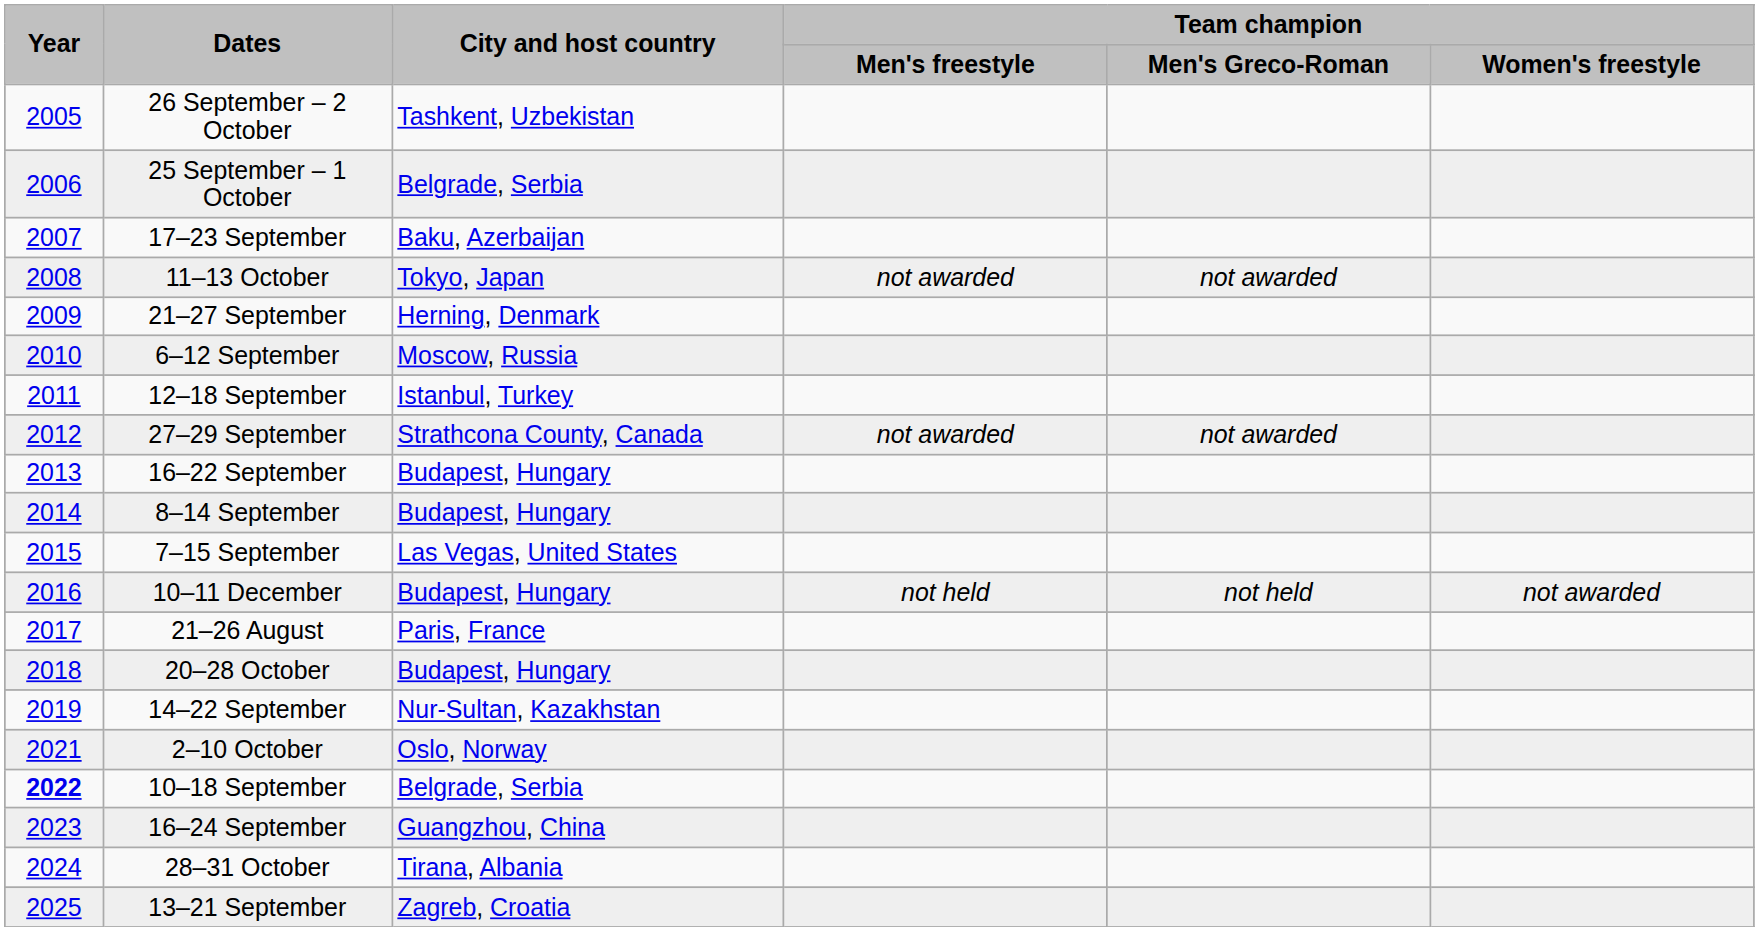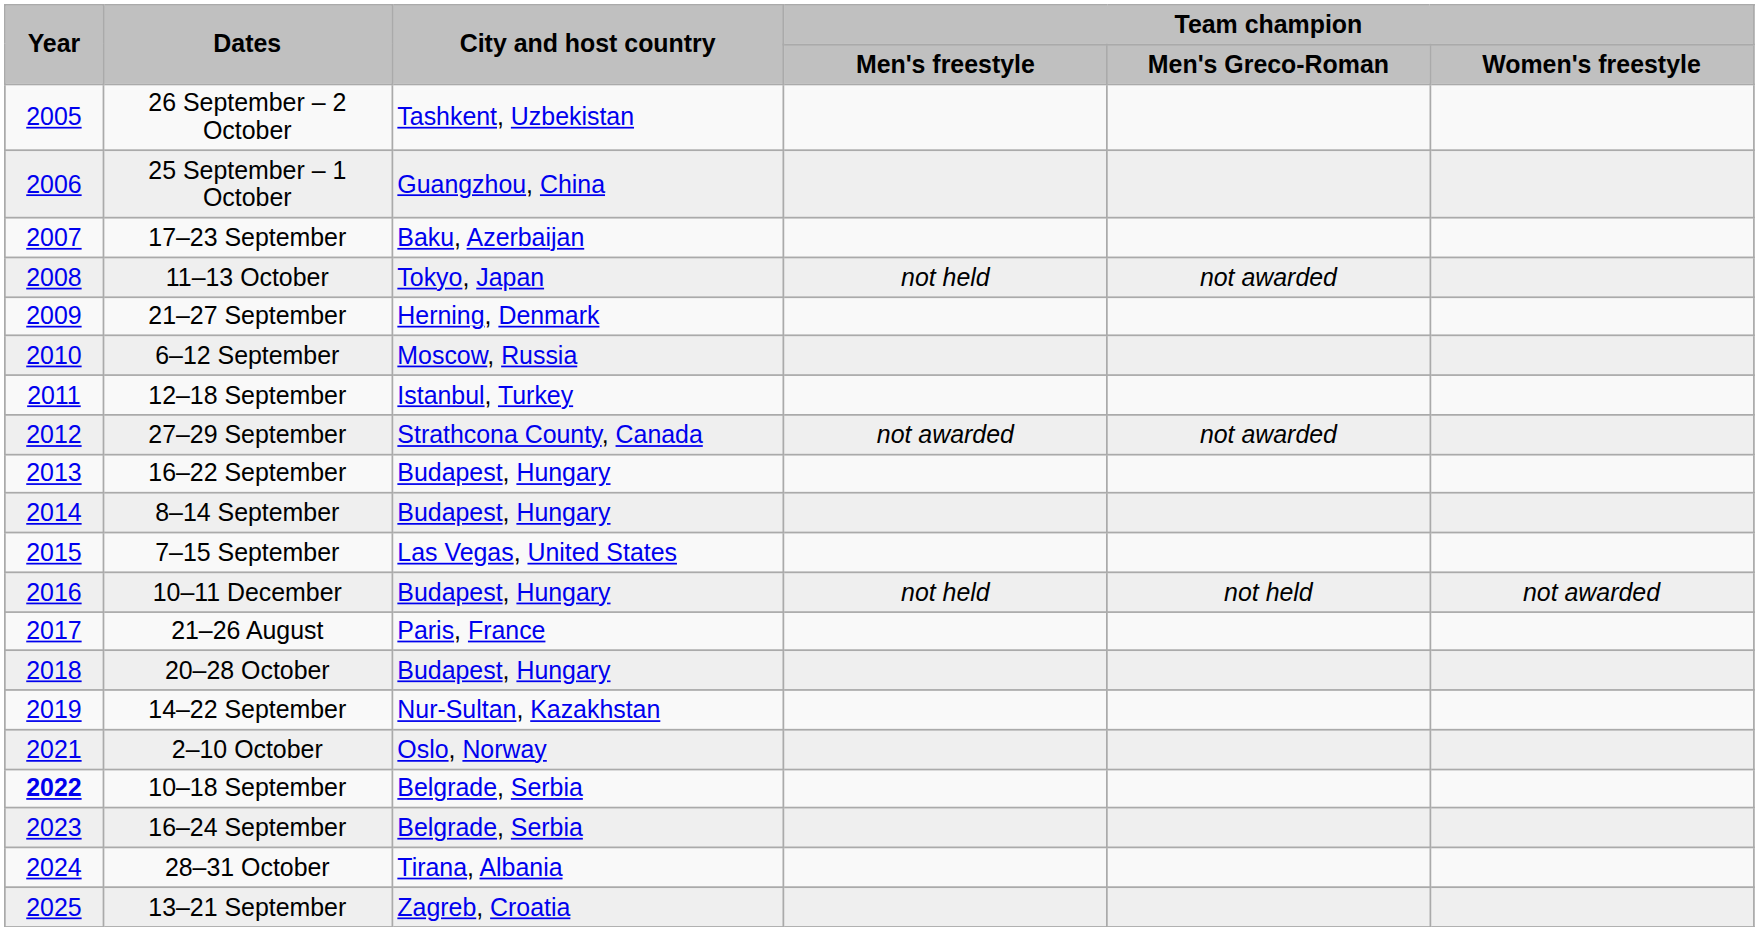(490, 185) Belgrade, Serbia -> (501, 185) Guangzhou, China
(945, 277) not awarded -> (945, 277) not held
(501, 828) Guangzhou, China -> (490, 828) Belgrade, Serbia
